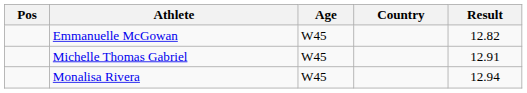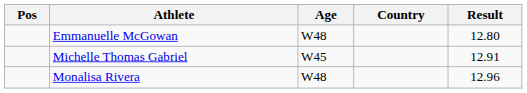(314, 35) W45 -> (314, 35) W48
(485, 35) 12.82 -> (485, 35) 12.80
(314, 77) W45 -> (314, 77) W48
(485, 77) 12.94 -> (485, 77) 12.96
